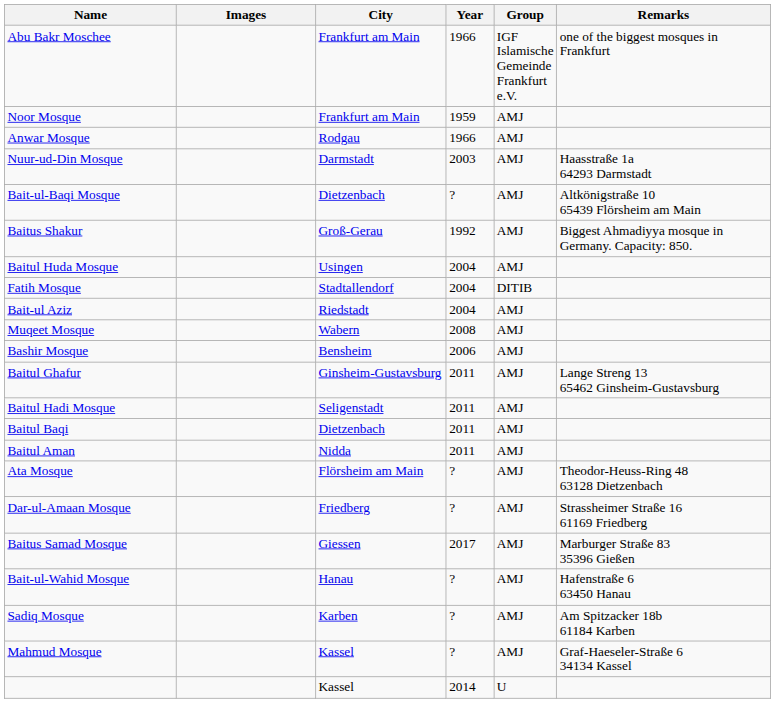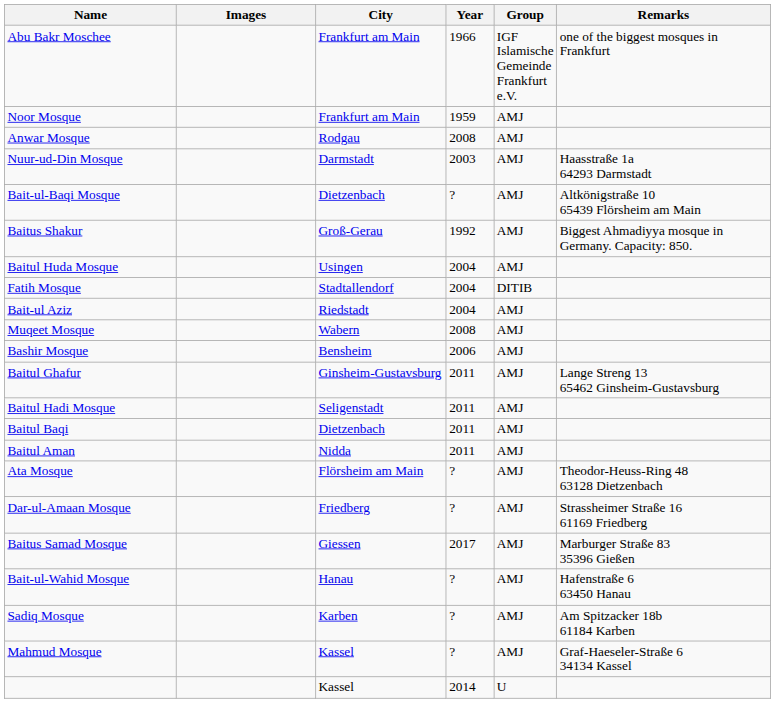(462, 137) 1966 -> (462, 137) 2008
